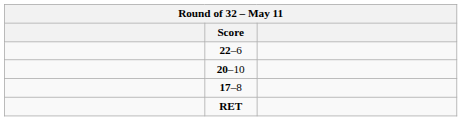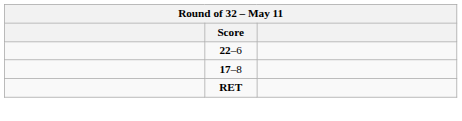- row: (231, 69)
